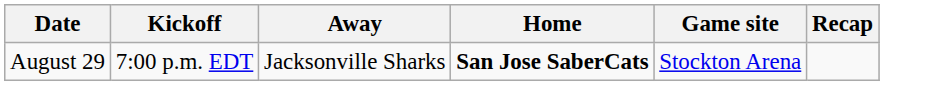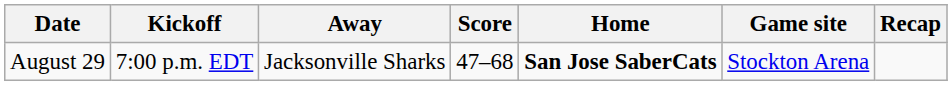+ column: (485, 23)
